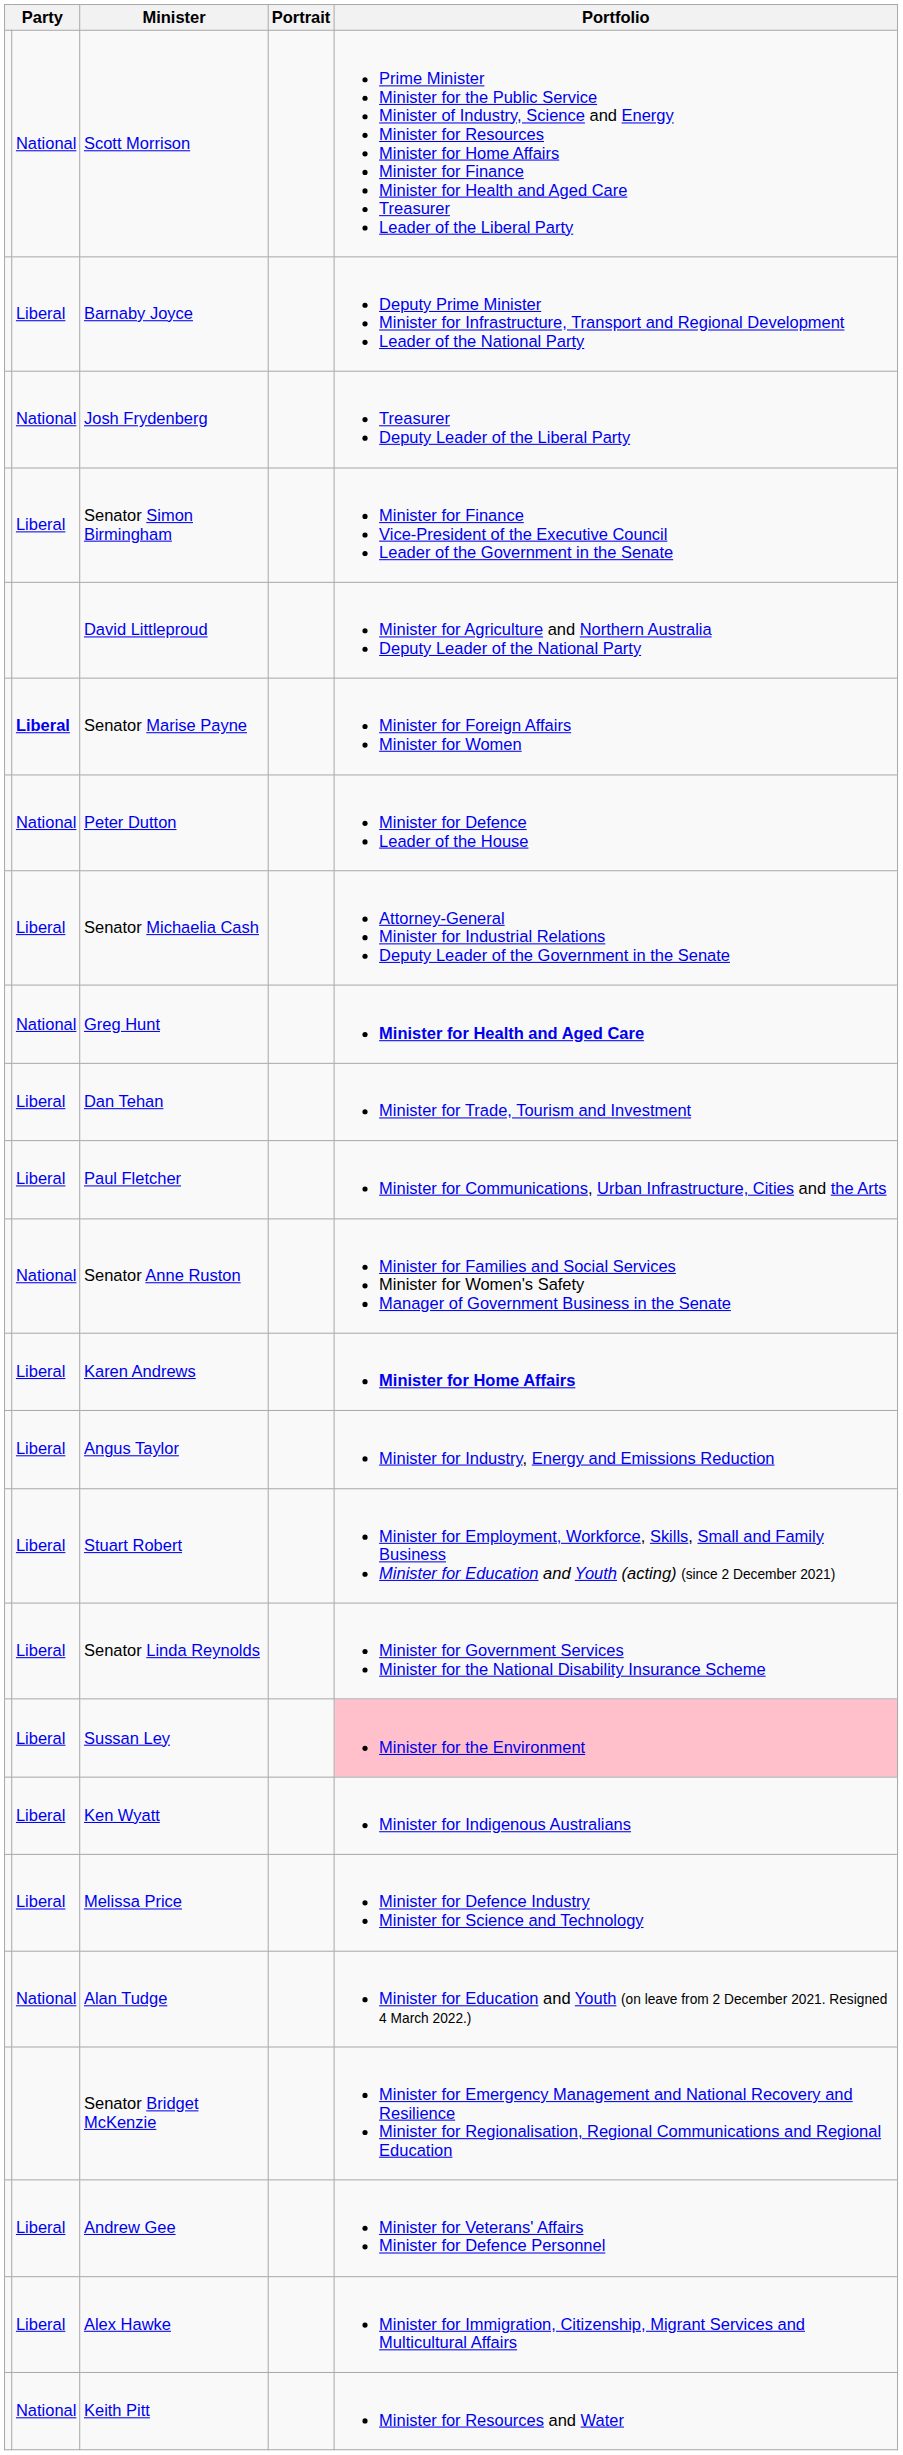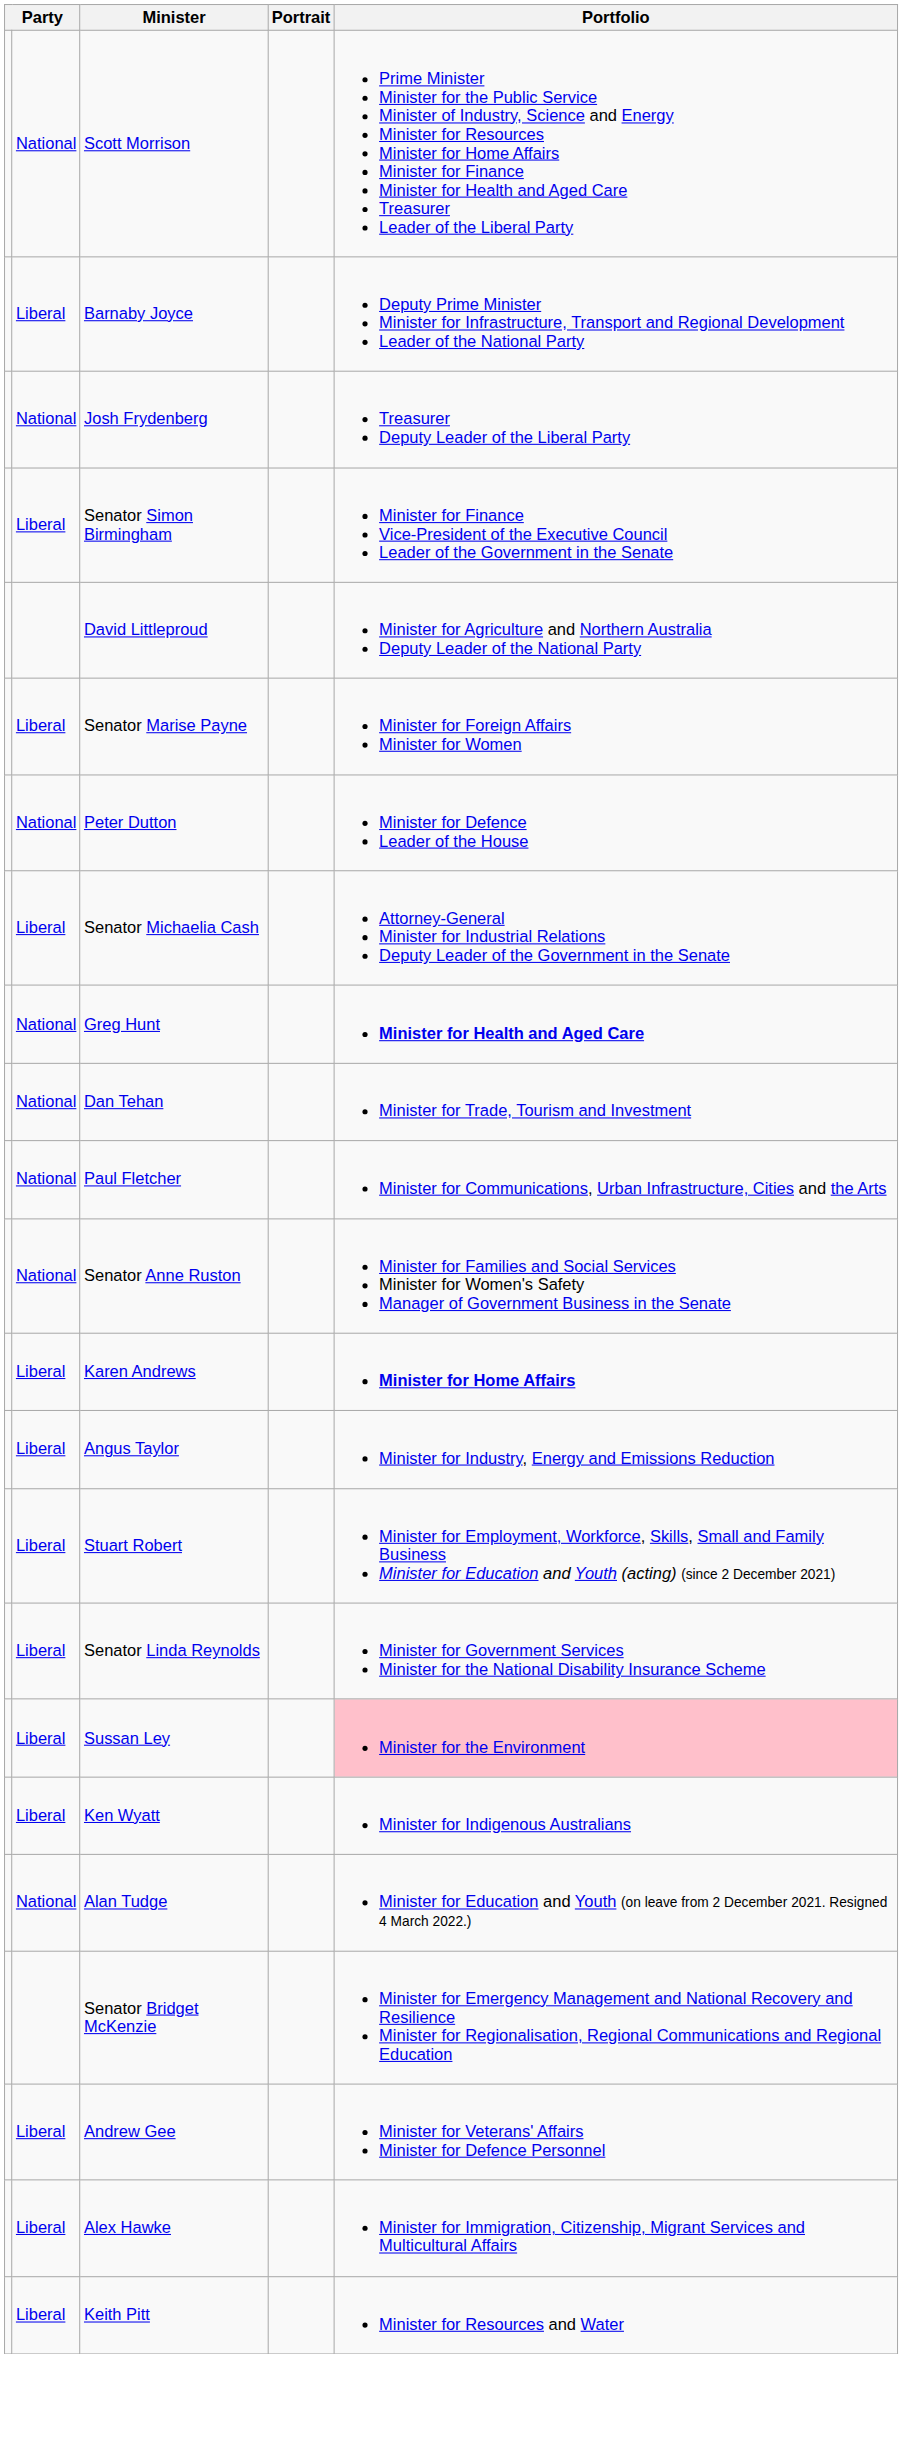(43, 726) bold -> (41, 726) normal
(41, 1101) Liberal -> (46, 1101) National
(41, 1179) Liberal -> (46, 1179) National
- row: (133, 1902)
(46, 2411) National -> (41, 2315) Liberal
